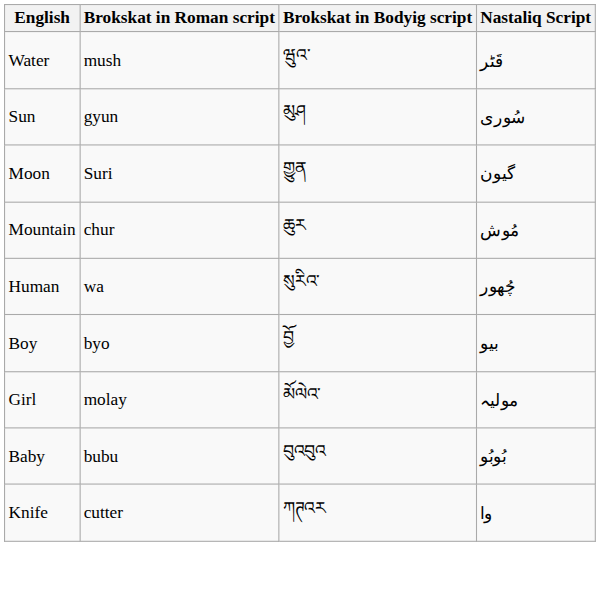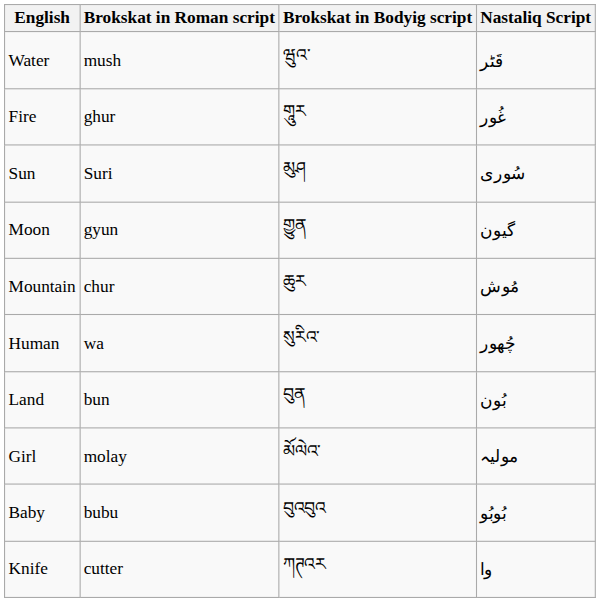+ row: (22, 116)
(101, 116) gyun -> (98, 173) Suri
(98, 173) Suri -> (101, 229) gyun
+ row: (26, 399)
- row: (23, 343)
